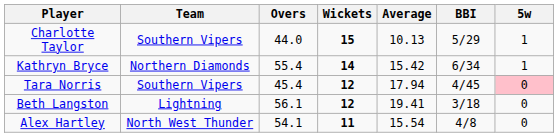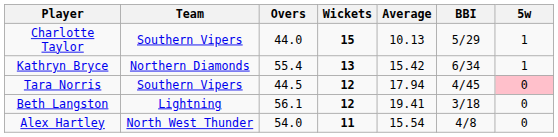(347, 66) 14 -> (347, 66) 13
(288, 85) 45.4 -> (288, 85) 44.5
(288, 123) 54.1 -> (288, 123) 54.0
